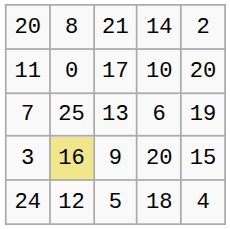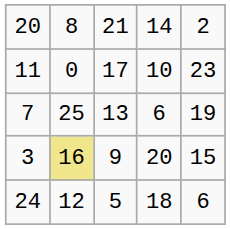(203, 71) 20 -> (203, 71) 23
(203, 202) 4 -> (203, 202) 6
